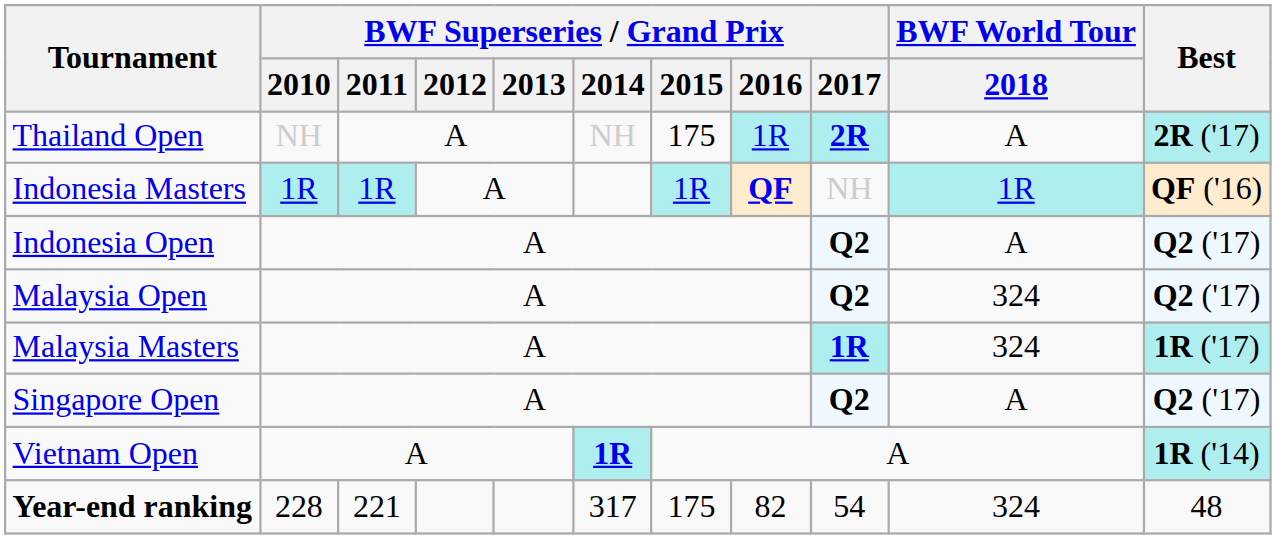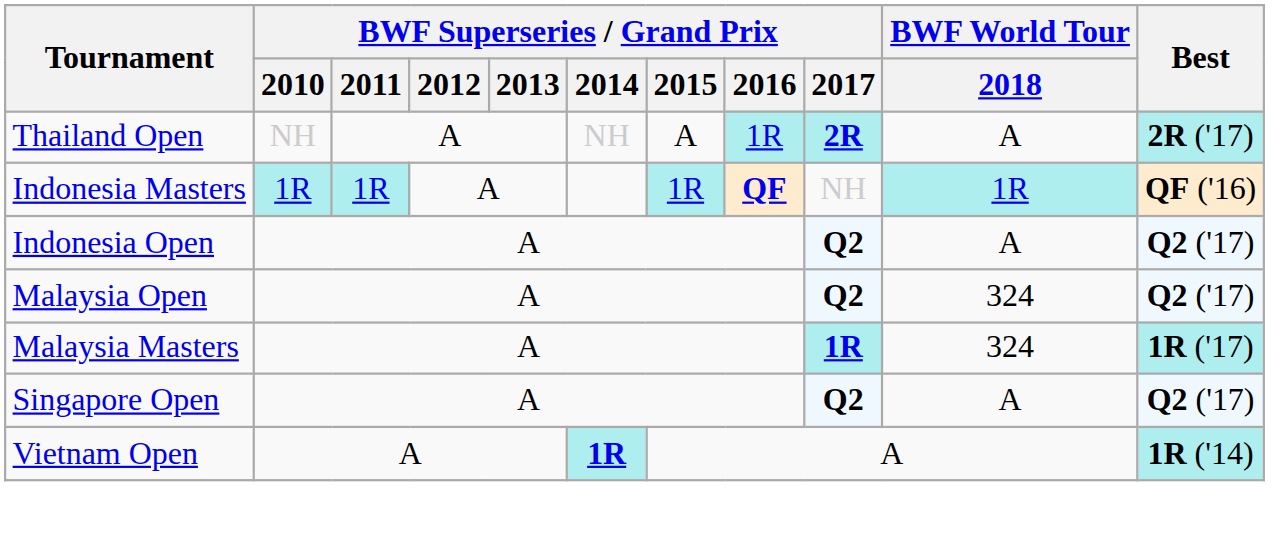(692, 136) 175 -> (686, 136) A
- row: (132, 505)
